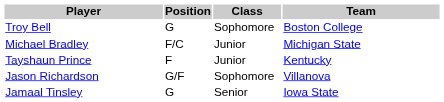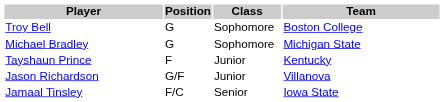(174, 44) F/C -> (169, 44) G
(230, 44) Junior -> (244, 44) Sophomore
(244, 76) Sophomore -> (230, 76) Junior
(169, 92) G -> (174, 92) F/C
